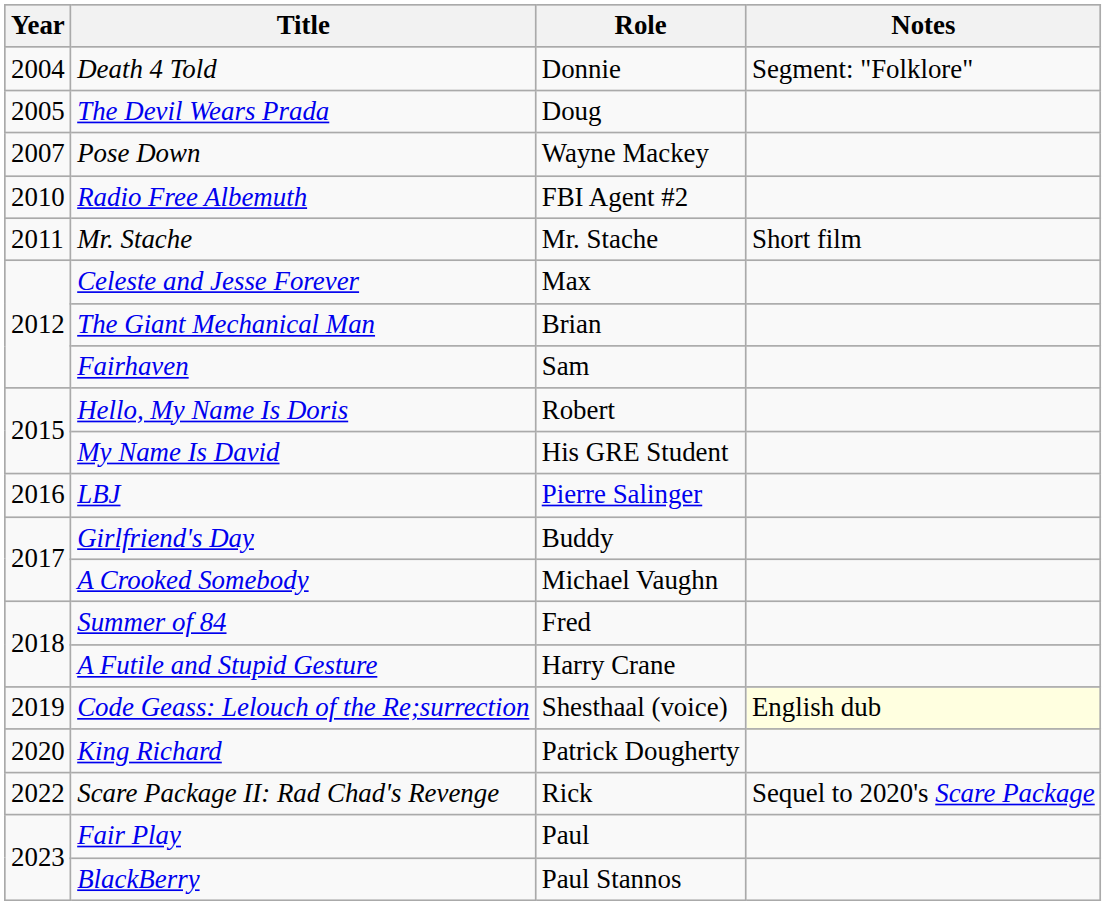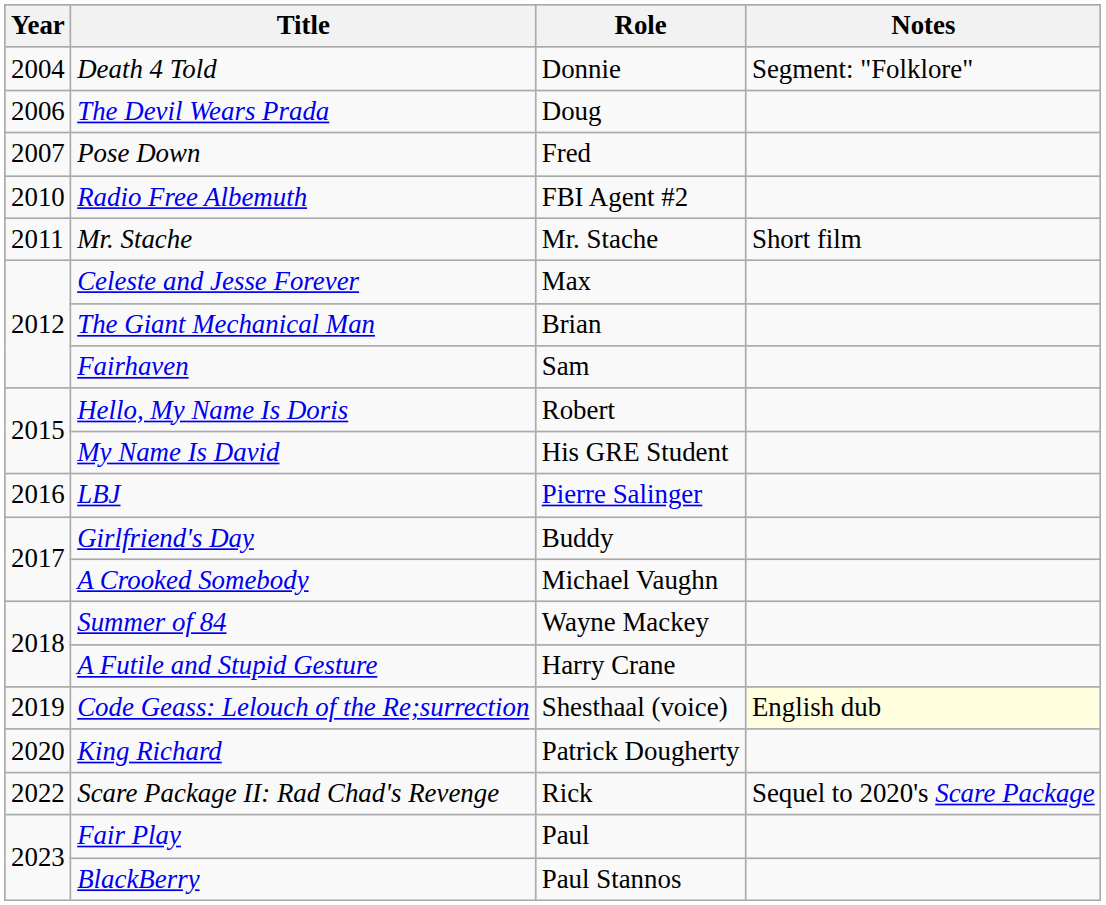(38, 111) 2005 -> (38, 111) 2006
(625, 153) Wayne Mackey -> (566, 153) Fred
(566, 622) Fred -> (625, 622) Wayne Mackey
